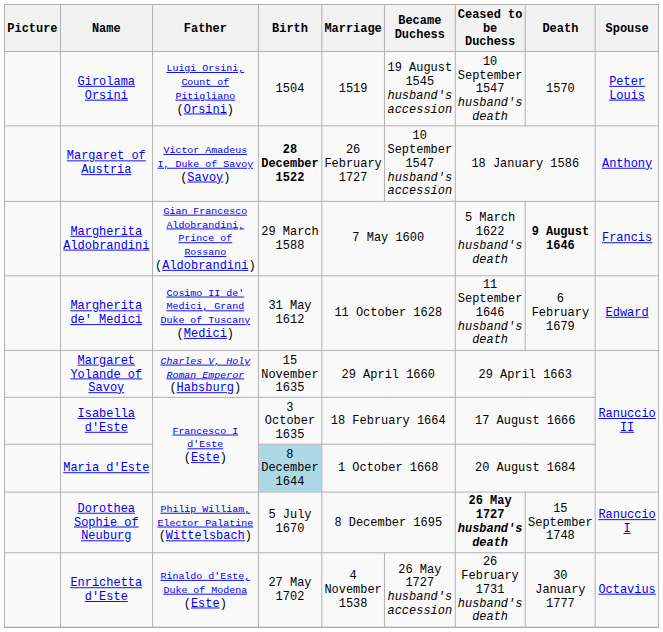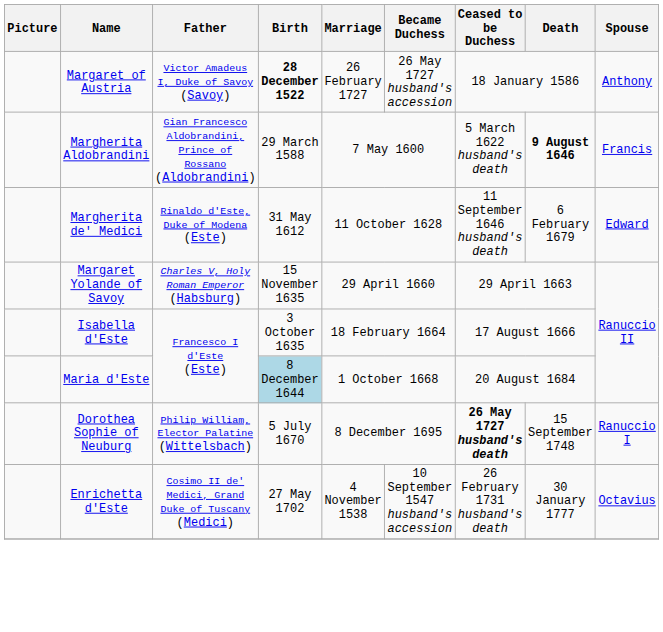- row: (106, 89)
(420, 164) 10 September 1547 husband's accession -> (420, 82) 26 May 1727 husband's accession
(205, 314) Cosimo II de' Medici, Grand Duke of Tuscany (Medici) -> (205, 225) Rinaldo d'Este, Duke of Modena (Este)
(205, 591) Rinaldo d'Este, Duke of Modena (Este) -> (205, 502) Cosimo II de' Medici, Grand Duke of Tuscany (Medici)
(420, 590) 26 May 1727 husband's accession -> (420, 501) 10 September 1547 husband's accession
